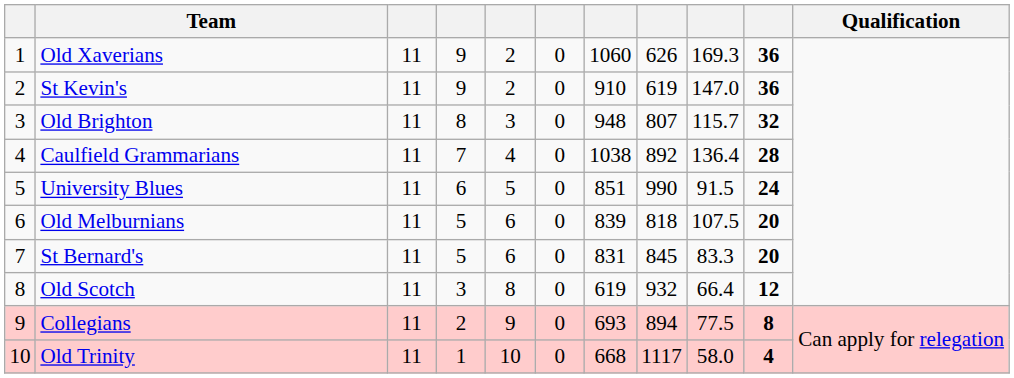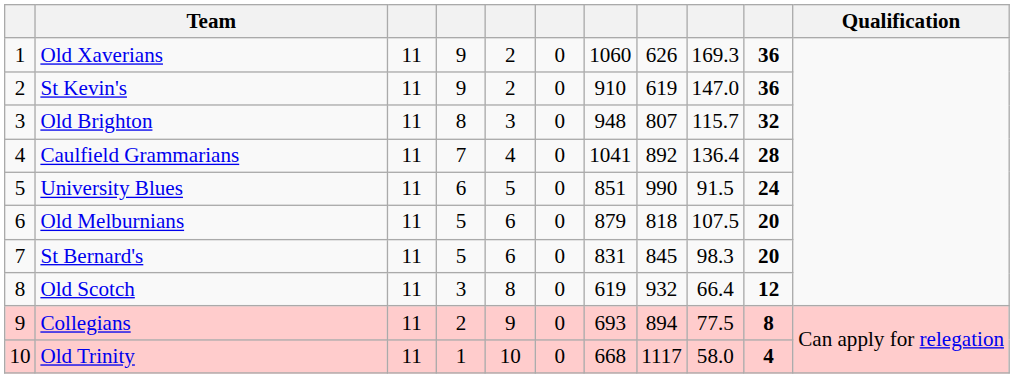(610, 155) 1038 -> (610, 155) 1041
(610, 222) 839 -> (610, 222) 879
(715, 255) 83.3 -> (715, 255) 98.3
